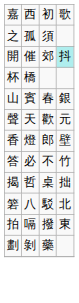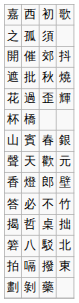(65, 56) paleturquoise background -> (65, 56) no background
+ row: (13, 77)
+ row: (13, 98)
